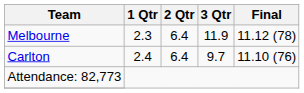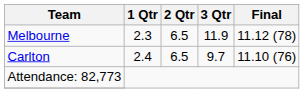(179, 35) 6.4 -> (179, 35) 6.5
(179, 56) 6.4 -> (179, 56) 6.5
